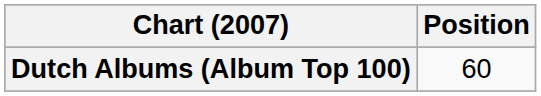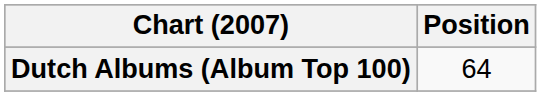(476, 68) 60 -> (476, 68) 64
